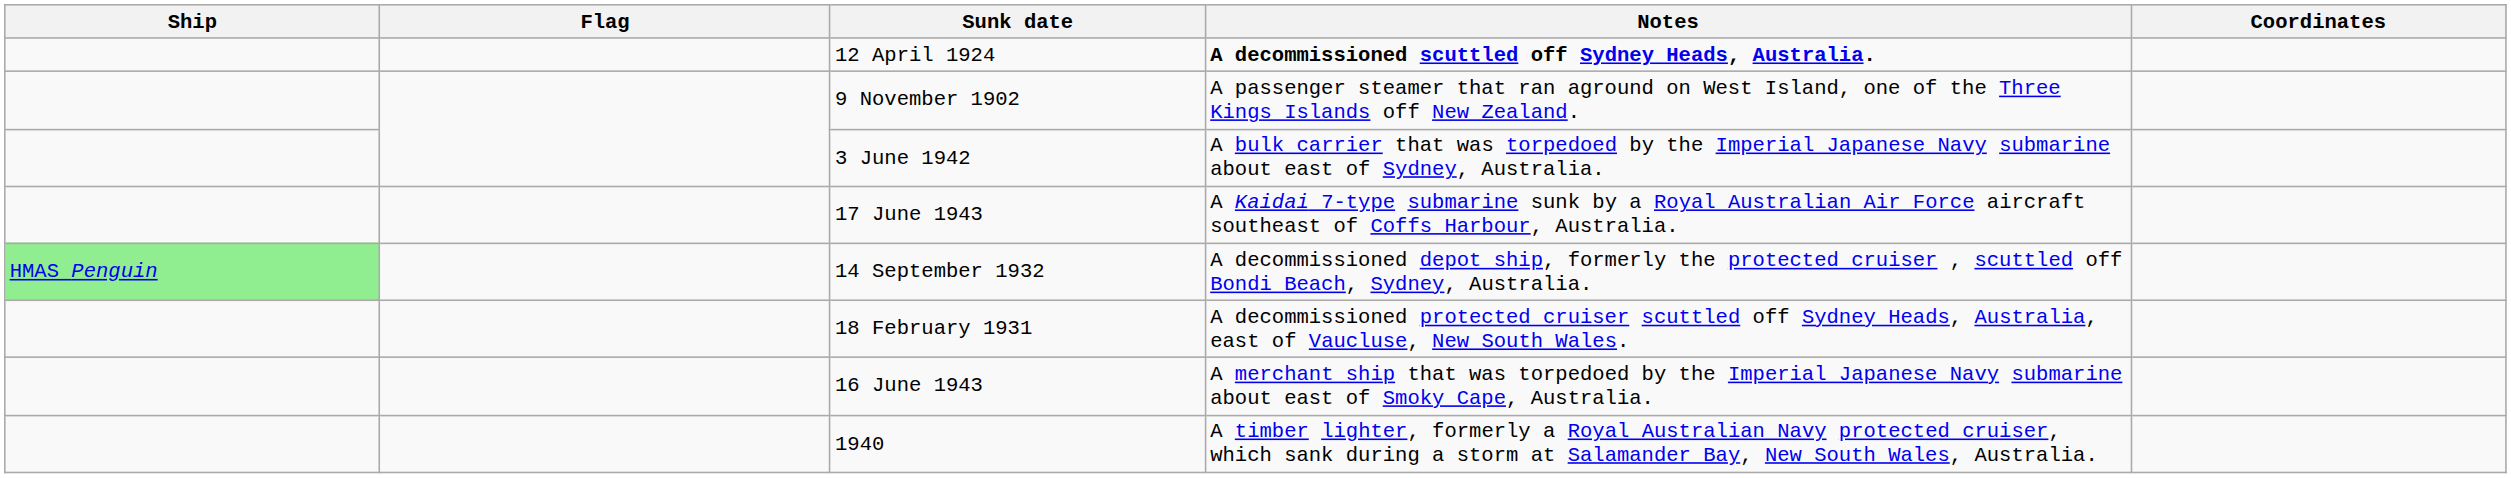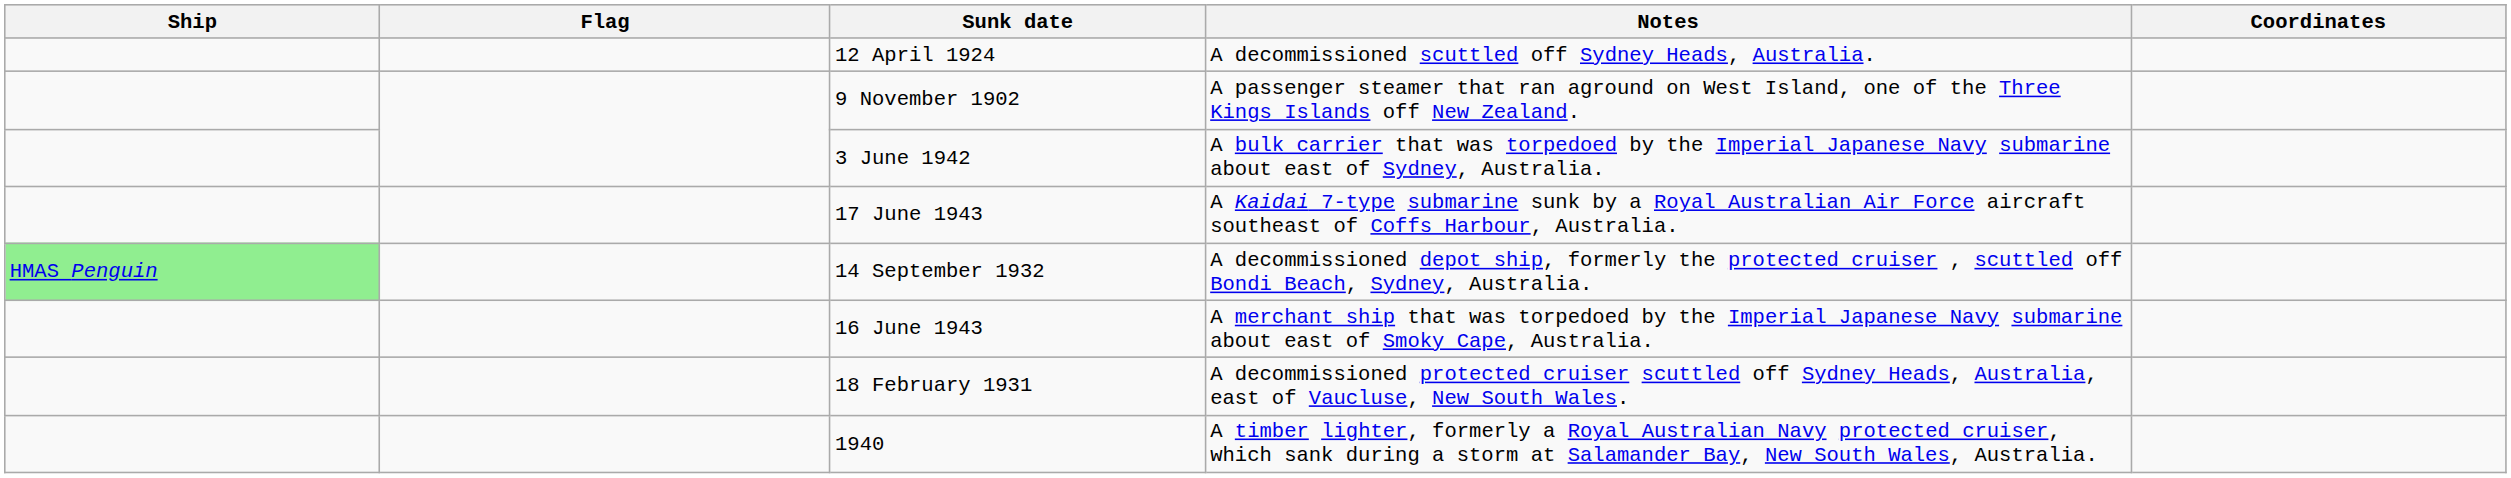(1543, 55) bold -> (1543, 55) normal
rows swapped: (934, 329) <-> (909, 386)
